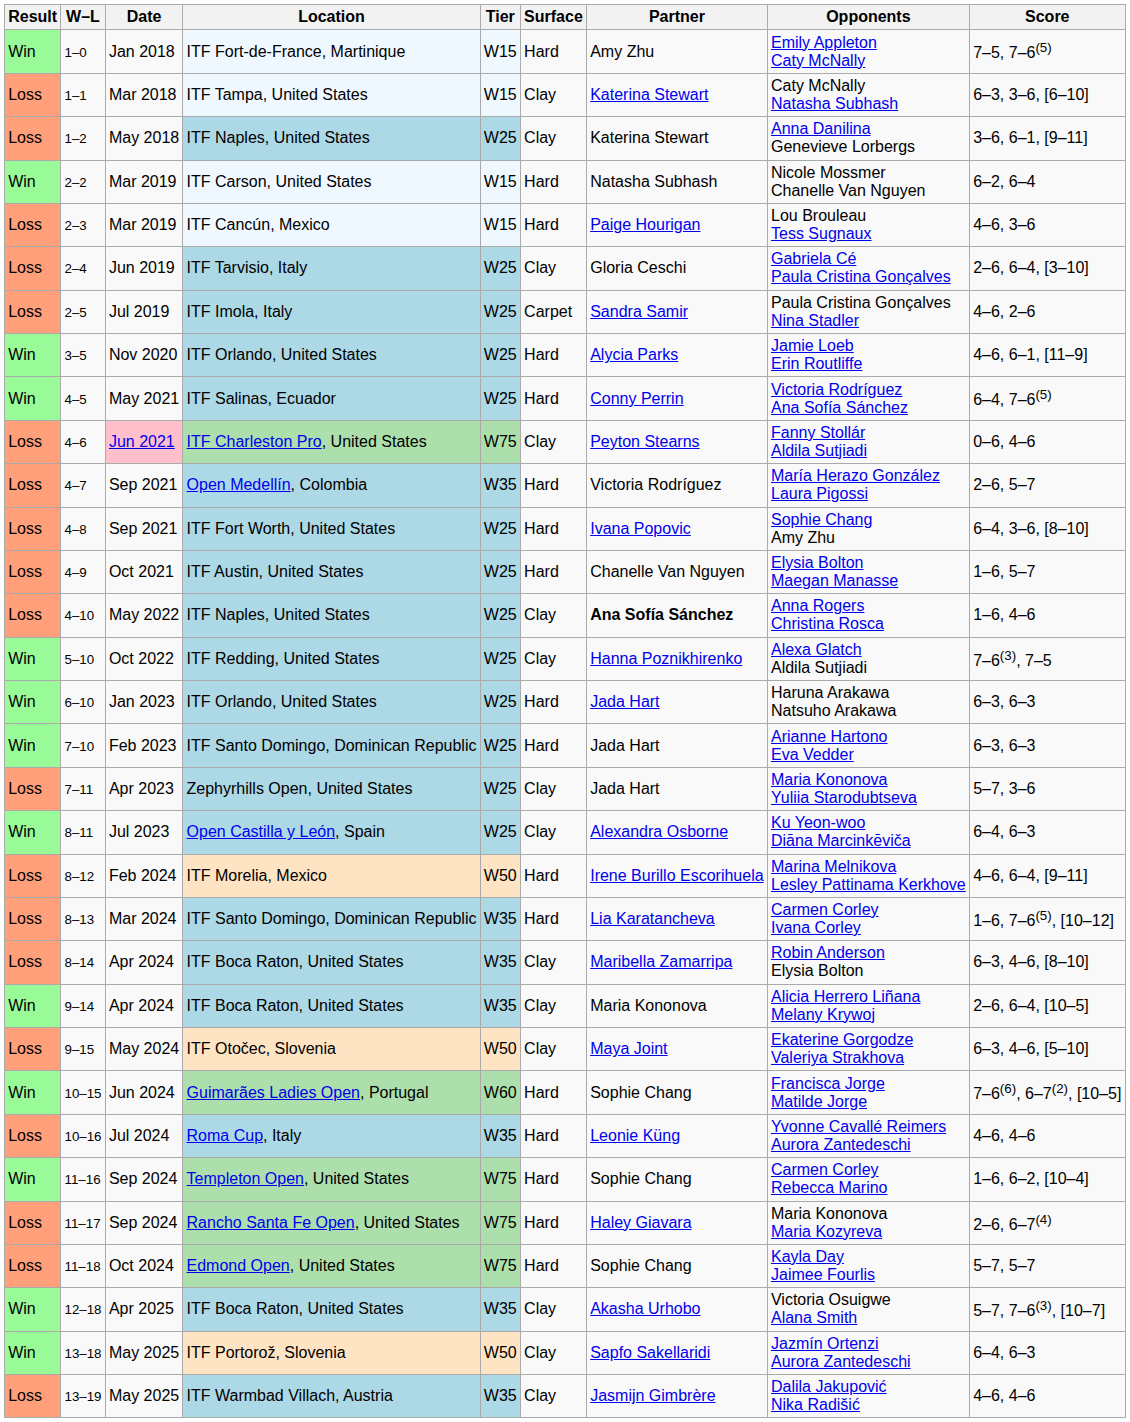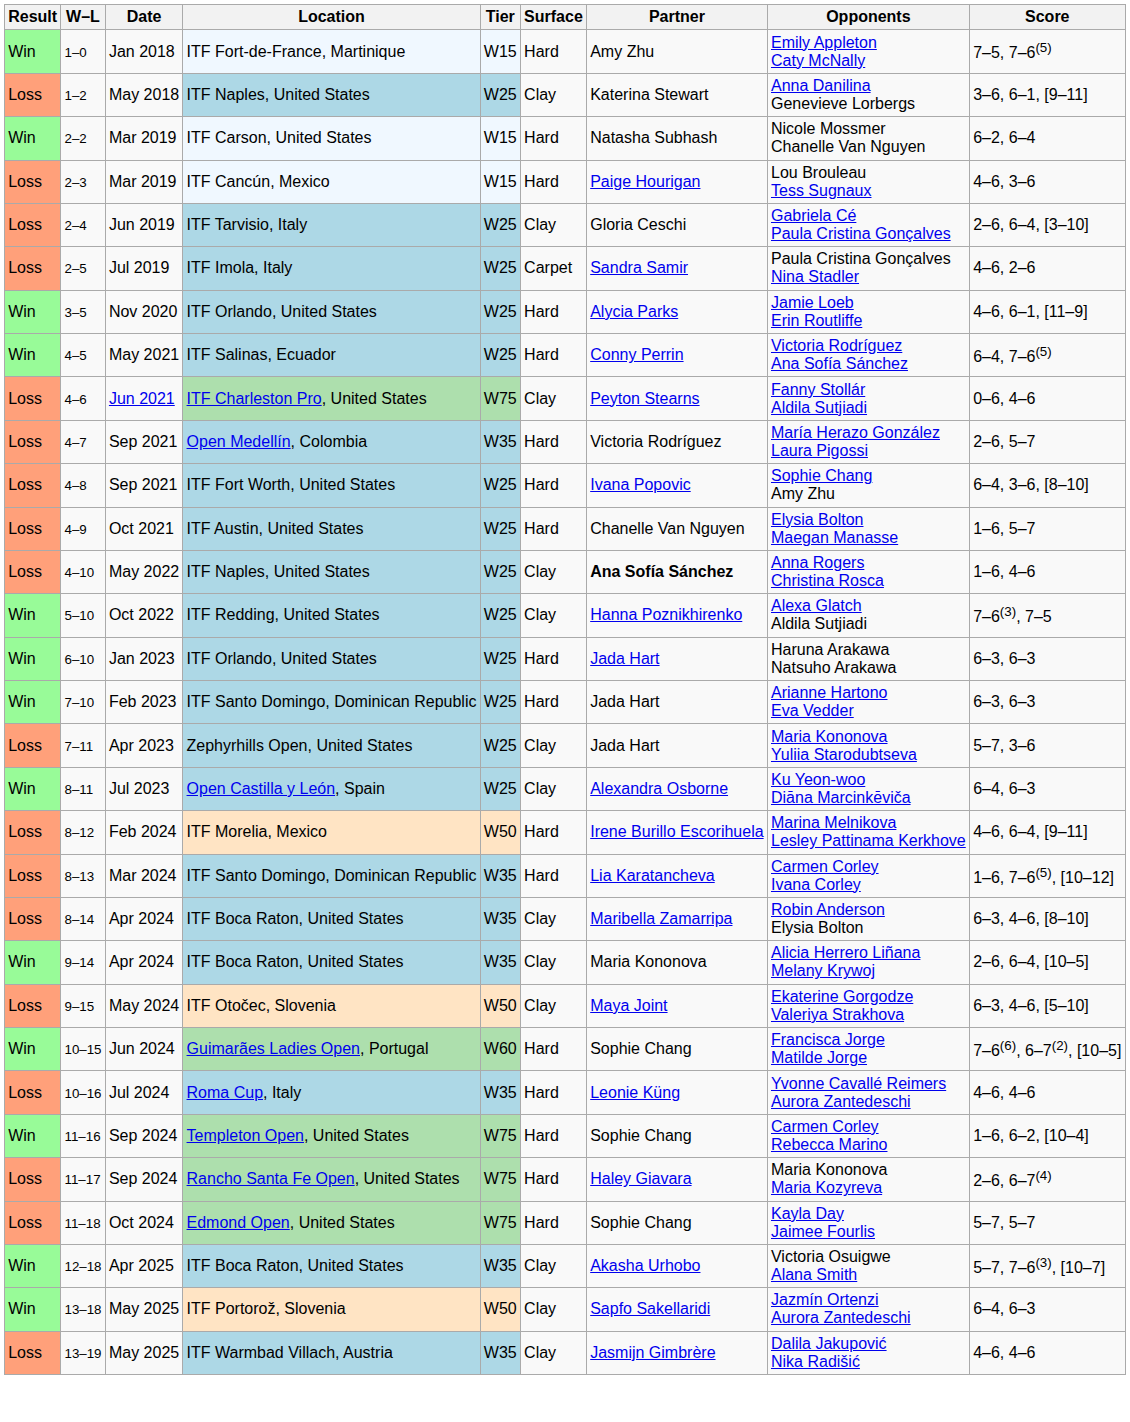- row: (76, 95)
(142, 441) pink background -> (142, 398) no background
